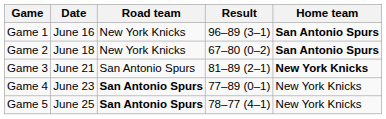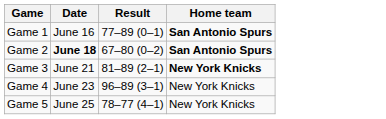- column: (151, 13)
(239, 31) 96–89 (3–1) -> (133, 31) 77–89 (0–1)
(74, 50) normal -> (75, 50) bold
(239, 86) 77–89 (0–1) -> (133, 86) 96–89 (3–1)
